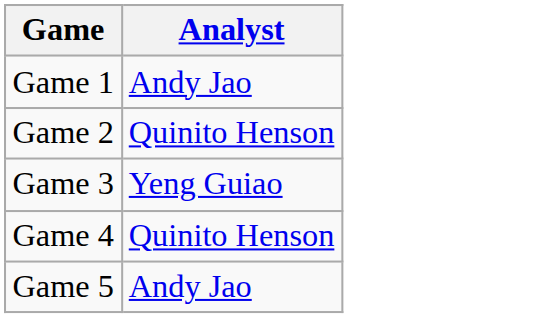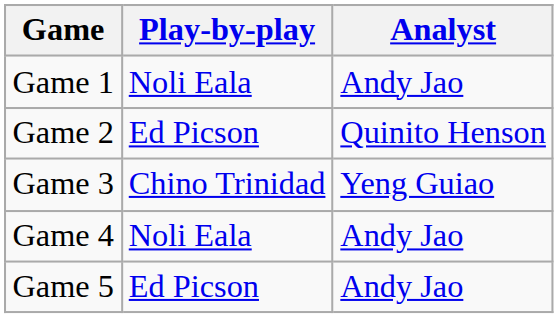+ column: (227, 30)
(232, 235) Quinito Henson -> (402, 235) Andy Jao
